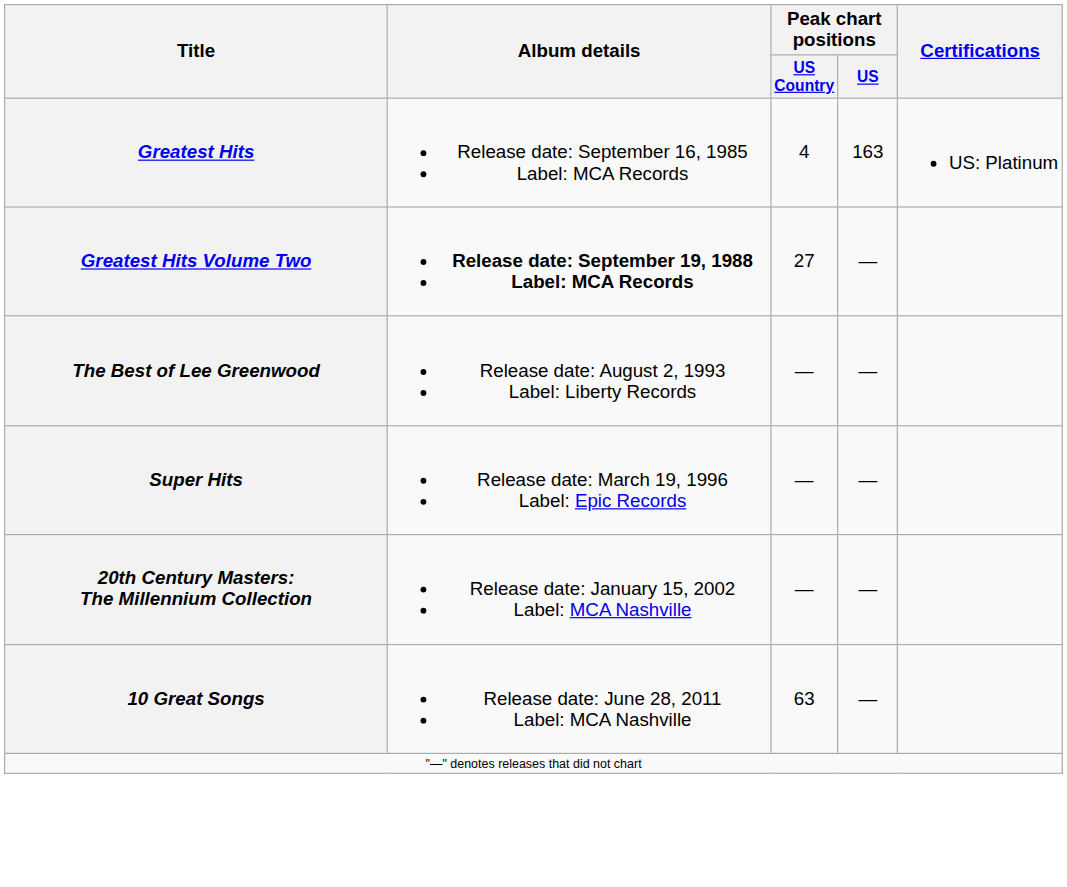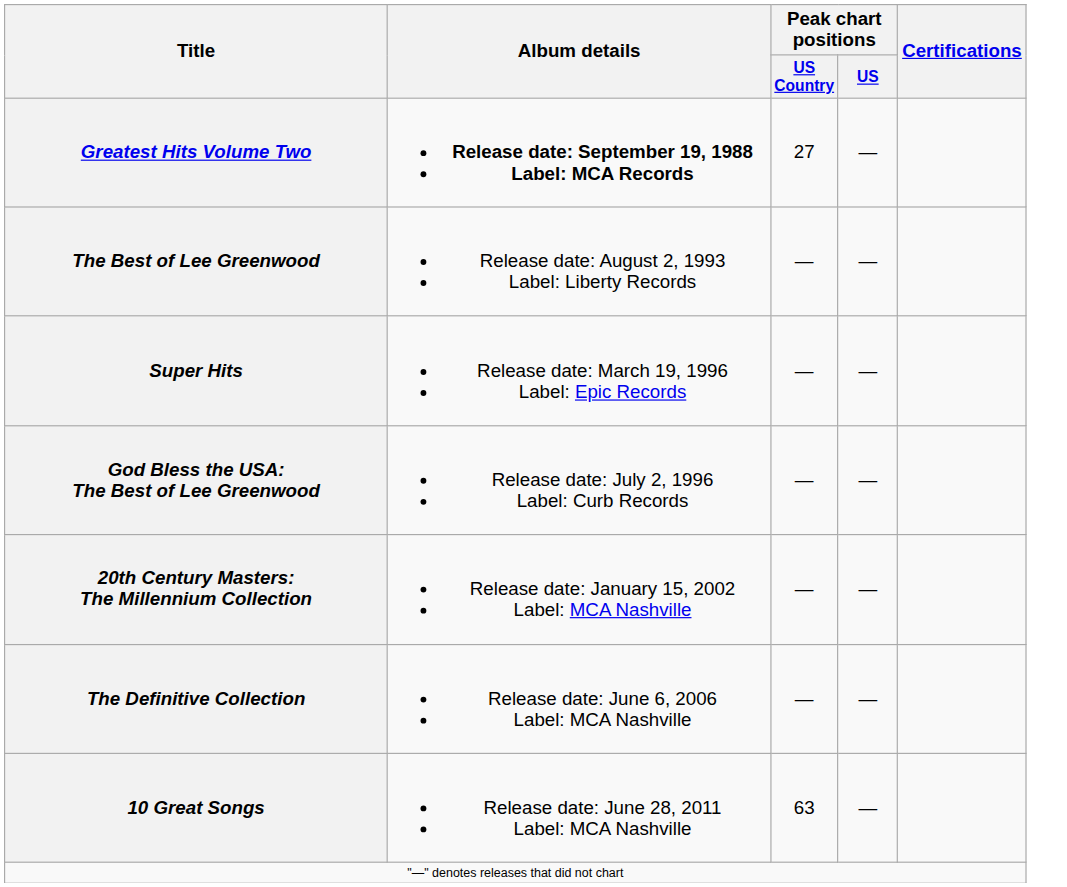- row: (196, 152)
+ row: (196, 480)
+ row: (196, 698)
